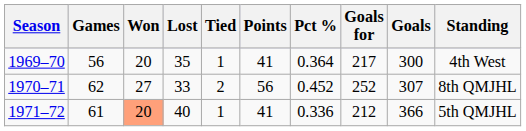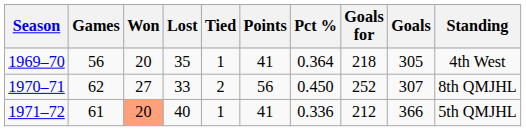(364, 61) 217 -> (364, 61) 218
(411, 61) 300 -> (411, 61) 305
(315, 86) 0.452 -> (315, 86) 0.450
